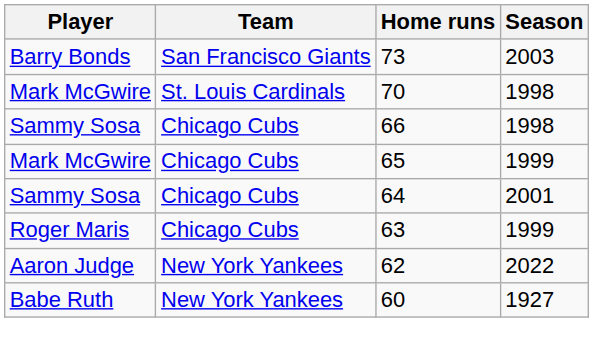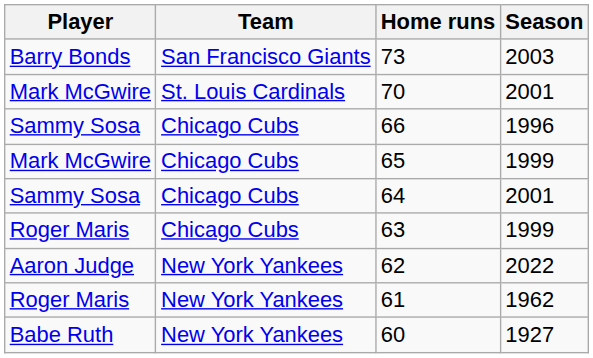(530, 91) 1998 -> (530, 91) 2001
(530, 126) 1998 -> (530, 126) 1996
+ row: (393, 299)
